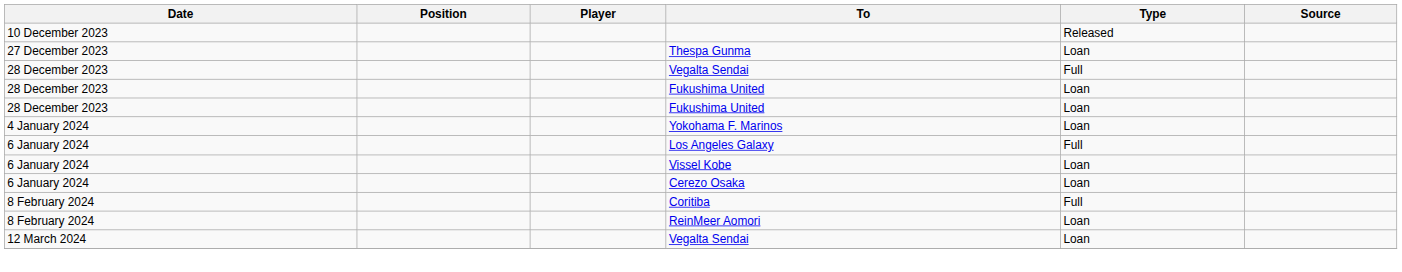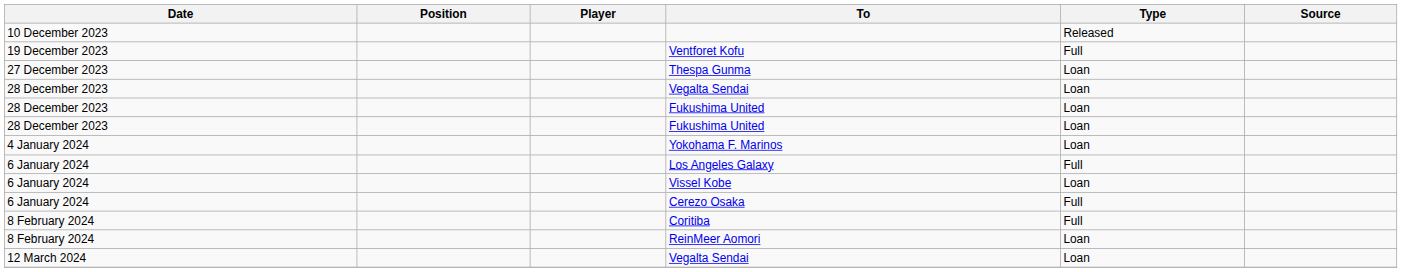+ row: (58, 51)
(1073, 70) Full -> (1077, 89) Loan
(1077, 183) Loan -> (1073, 202) Full
